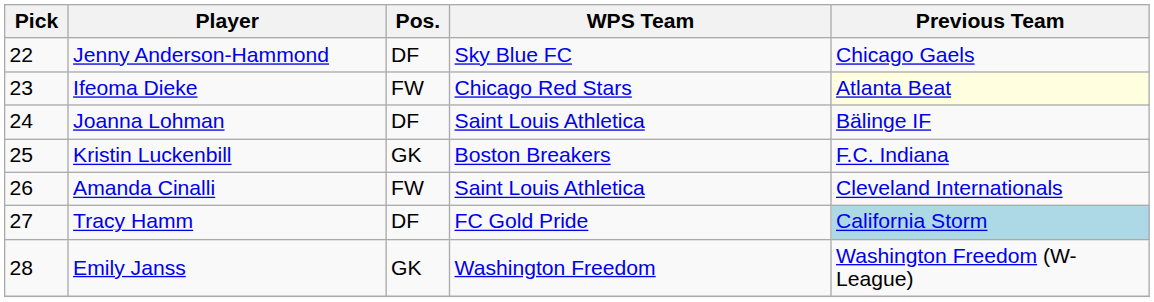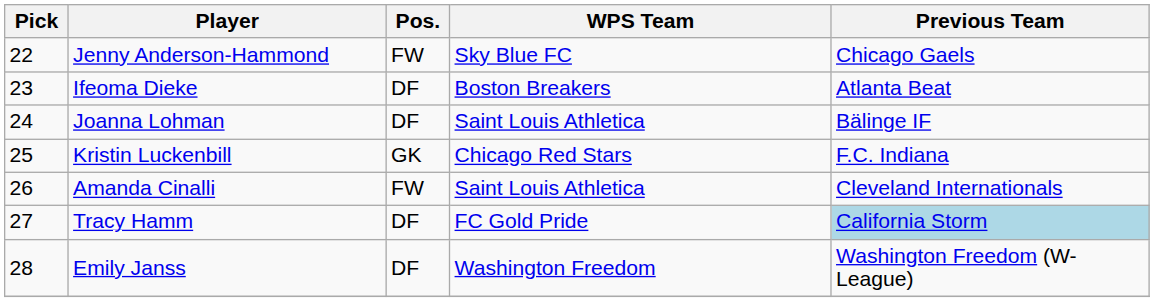(405, 54) DF -> (407, 54) FW
(407, 88) FW -> (405, 88) DF
(543, 88) Chicago Red Stars -> (533, 88) Boston Breakers
(894, 88) lightyellow background -> (894, 88) no background
(533, 155) Boston Breakers -> (543, 155) Chicago Red Stars
(406, 267) GK -> (405, 267) DF
